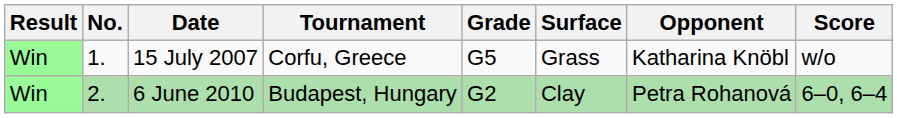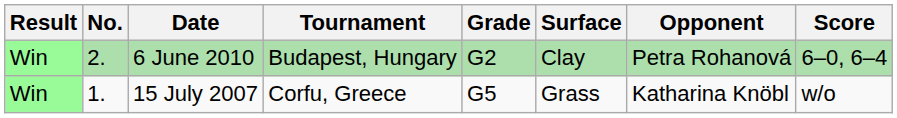rows swapped: (196, 57) <-> (194, 93)
